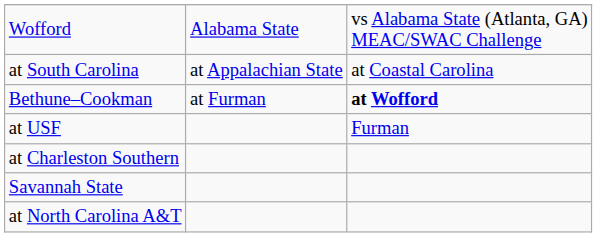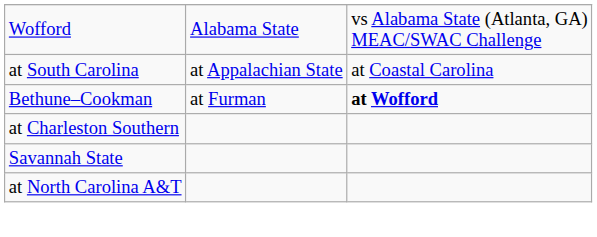- row: (35, 128)
